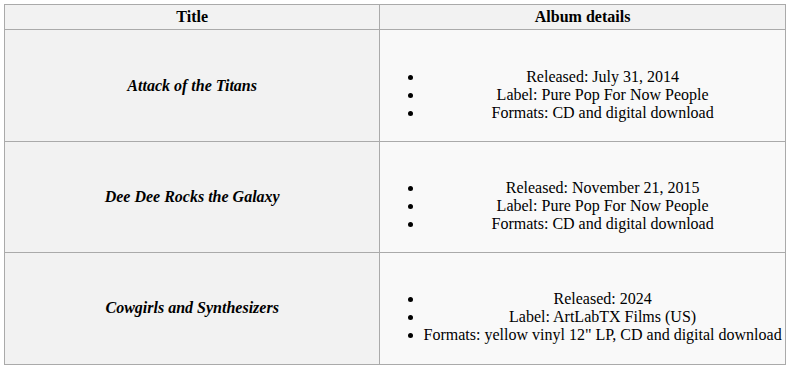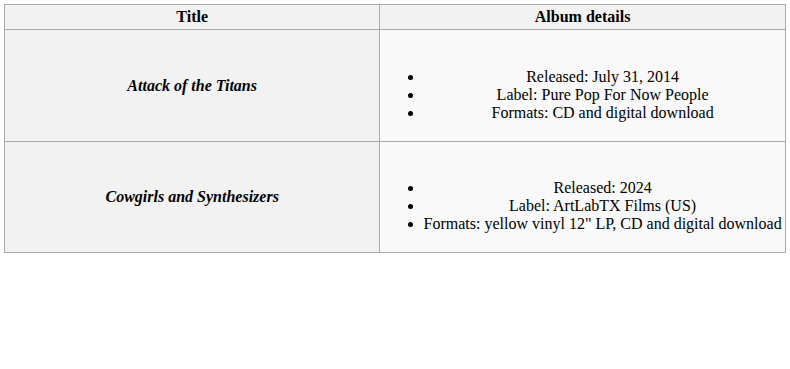- row: (192, 196)
